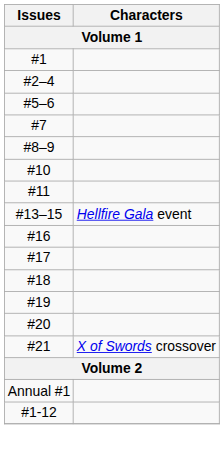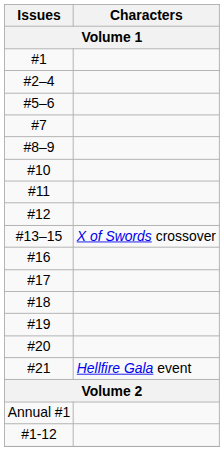+ row: (39, 214)
(134, 214) Hellfire Gala event -> (146, 236) X of Swords crossover
(146, 346) X of Swords crossover -> (134, 368) Hellfire Gala event
